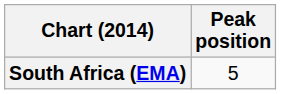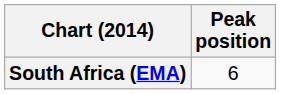(233, 72) 5 -> (233, 72) 6
